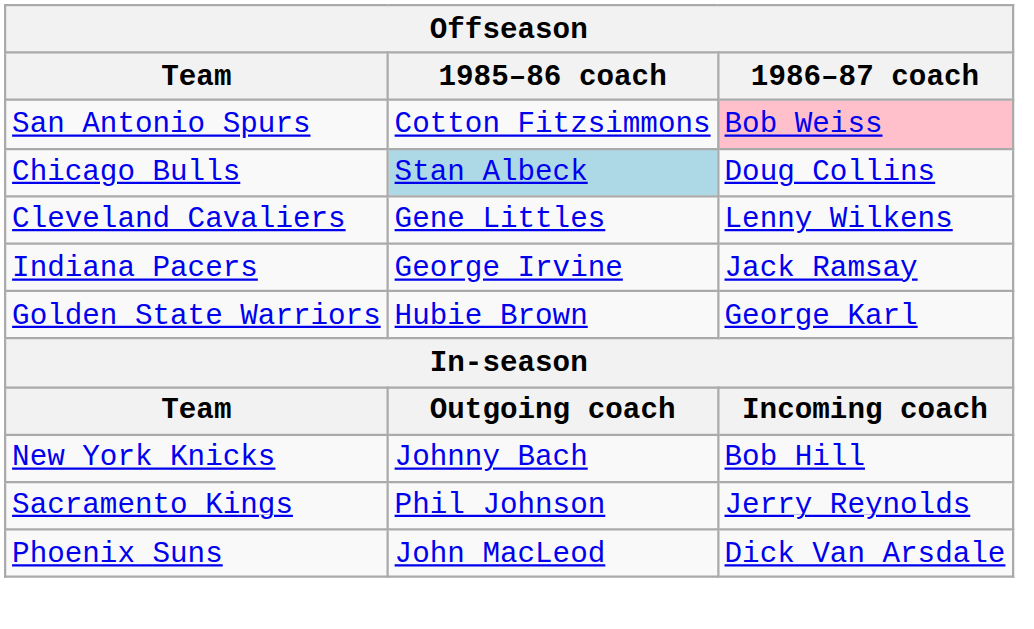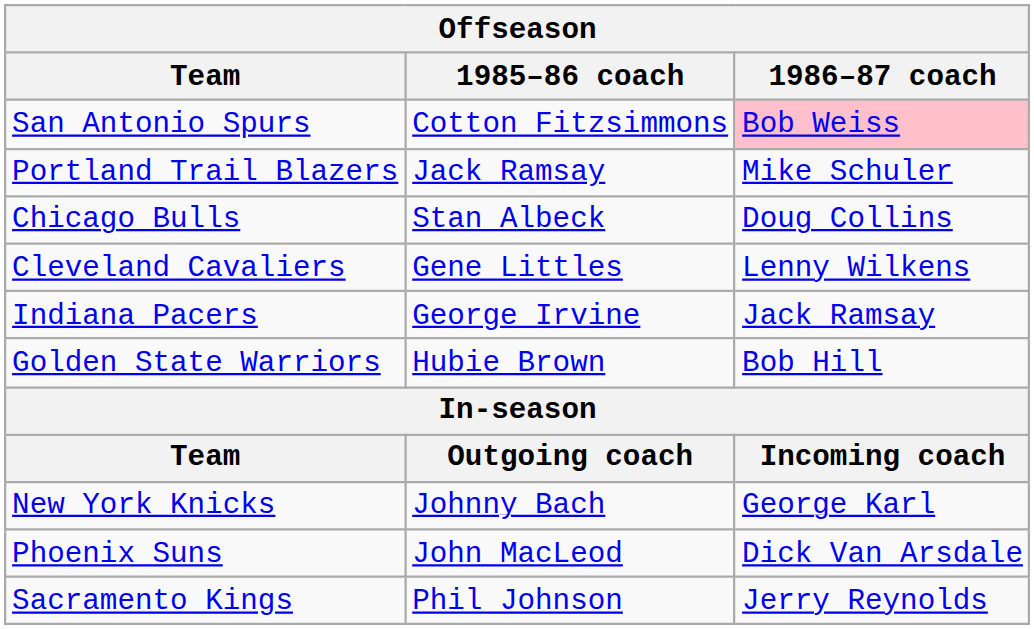+ row: (205, 172)
(491, 172) lightblue background -> (509, 220) no background
(821, 315) George Karl -> (812, 363) Bob Hill
(795, 458) Bob Hill -> (839, 506) George Karl
rows swapped: (117, 553) <-> (153, 506)
